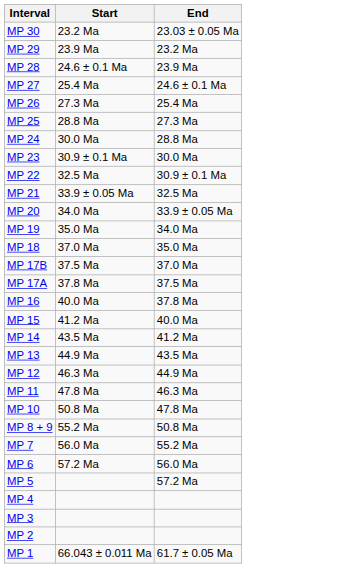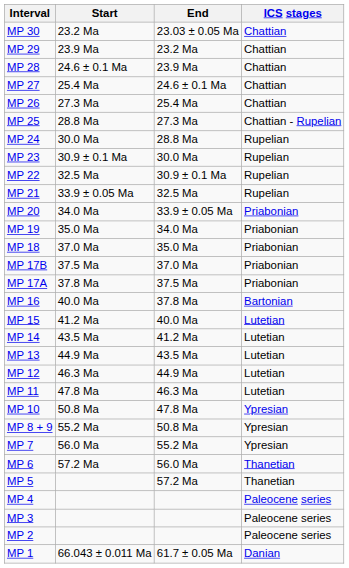+ column: (293, 13)
